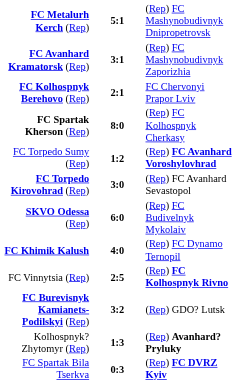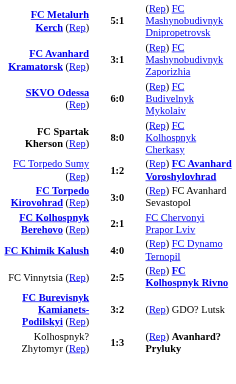rows swapped: (57, 217) <-> (54, 92)
- row: (56, 369)
